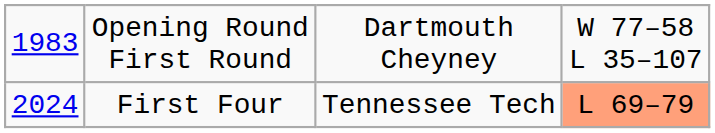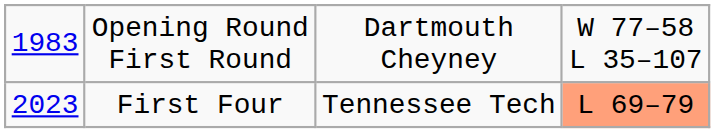(45, 105) 2024 -> (45, 105) 2023
